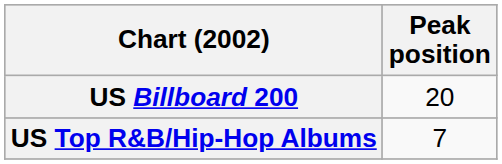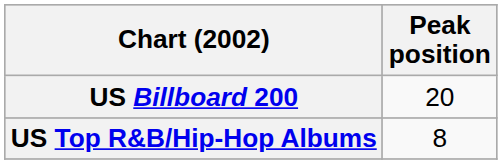(440, 138) 7 -> (440, 138) 8
